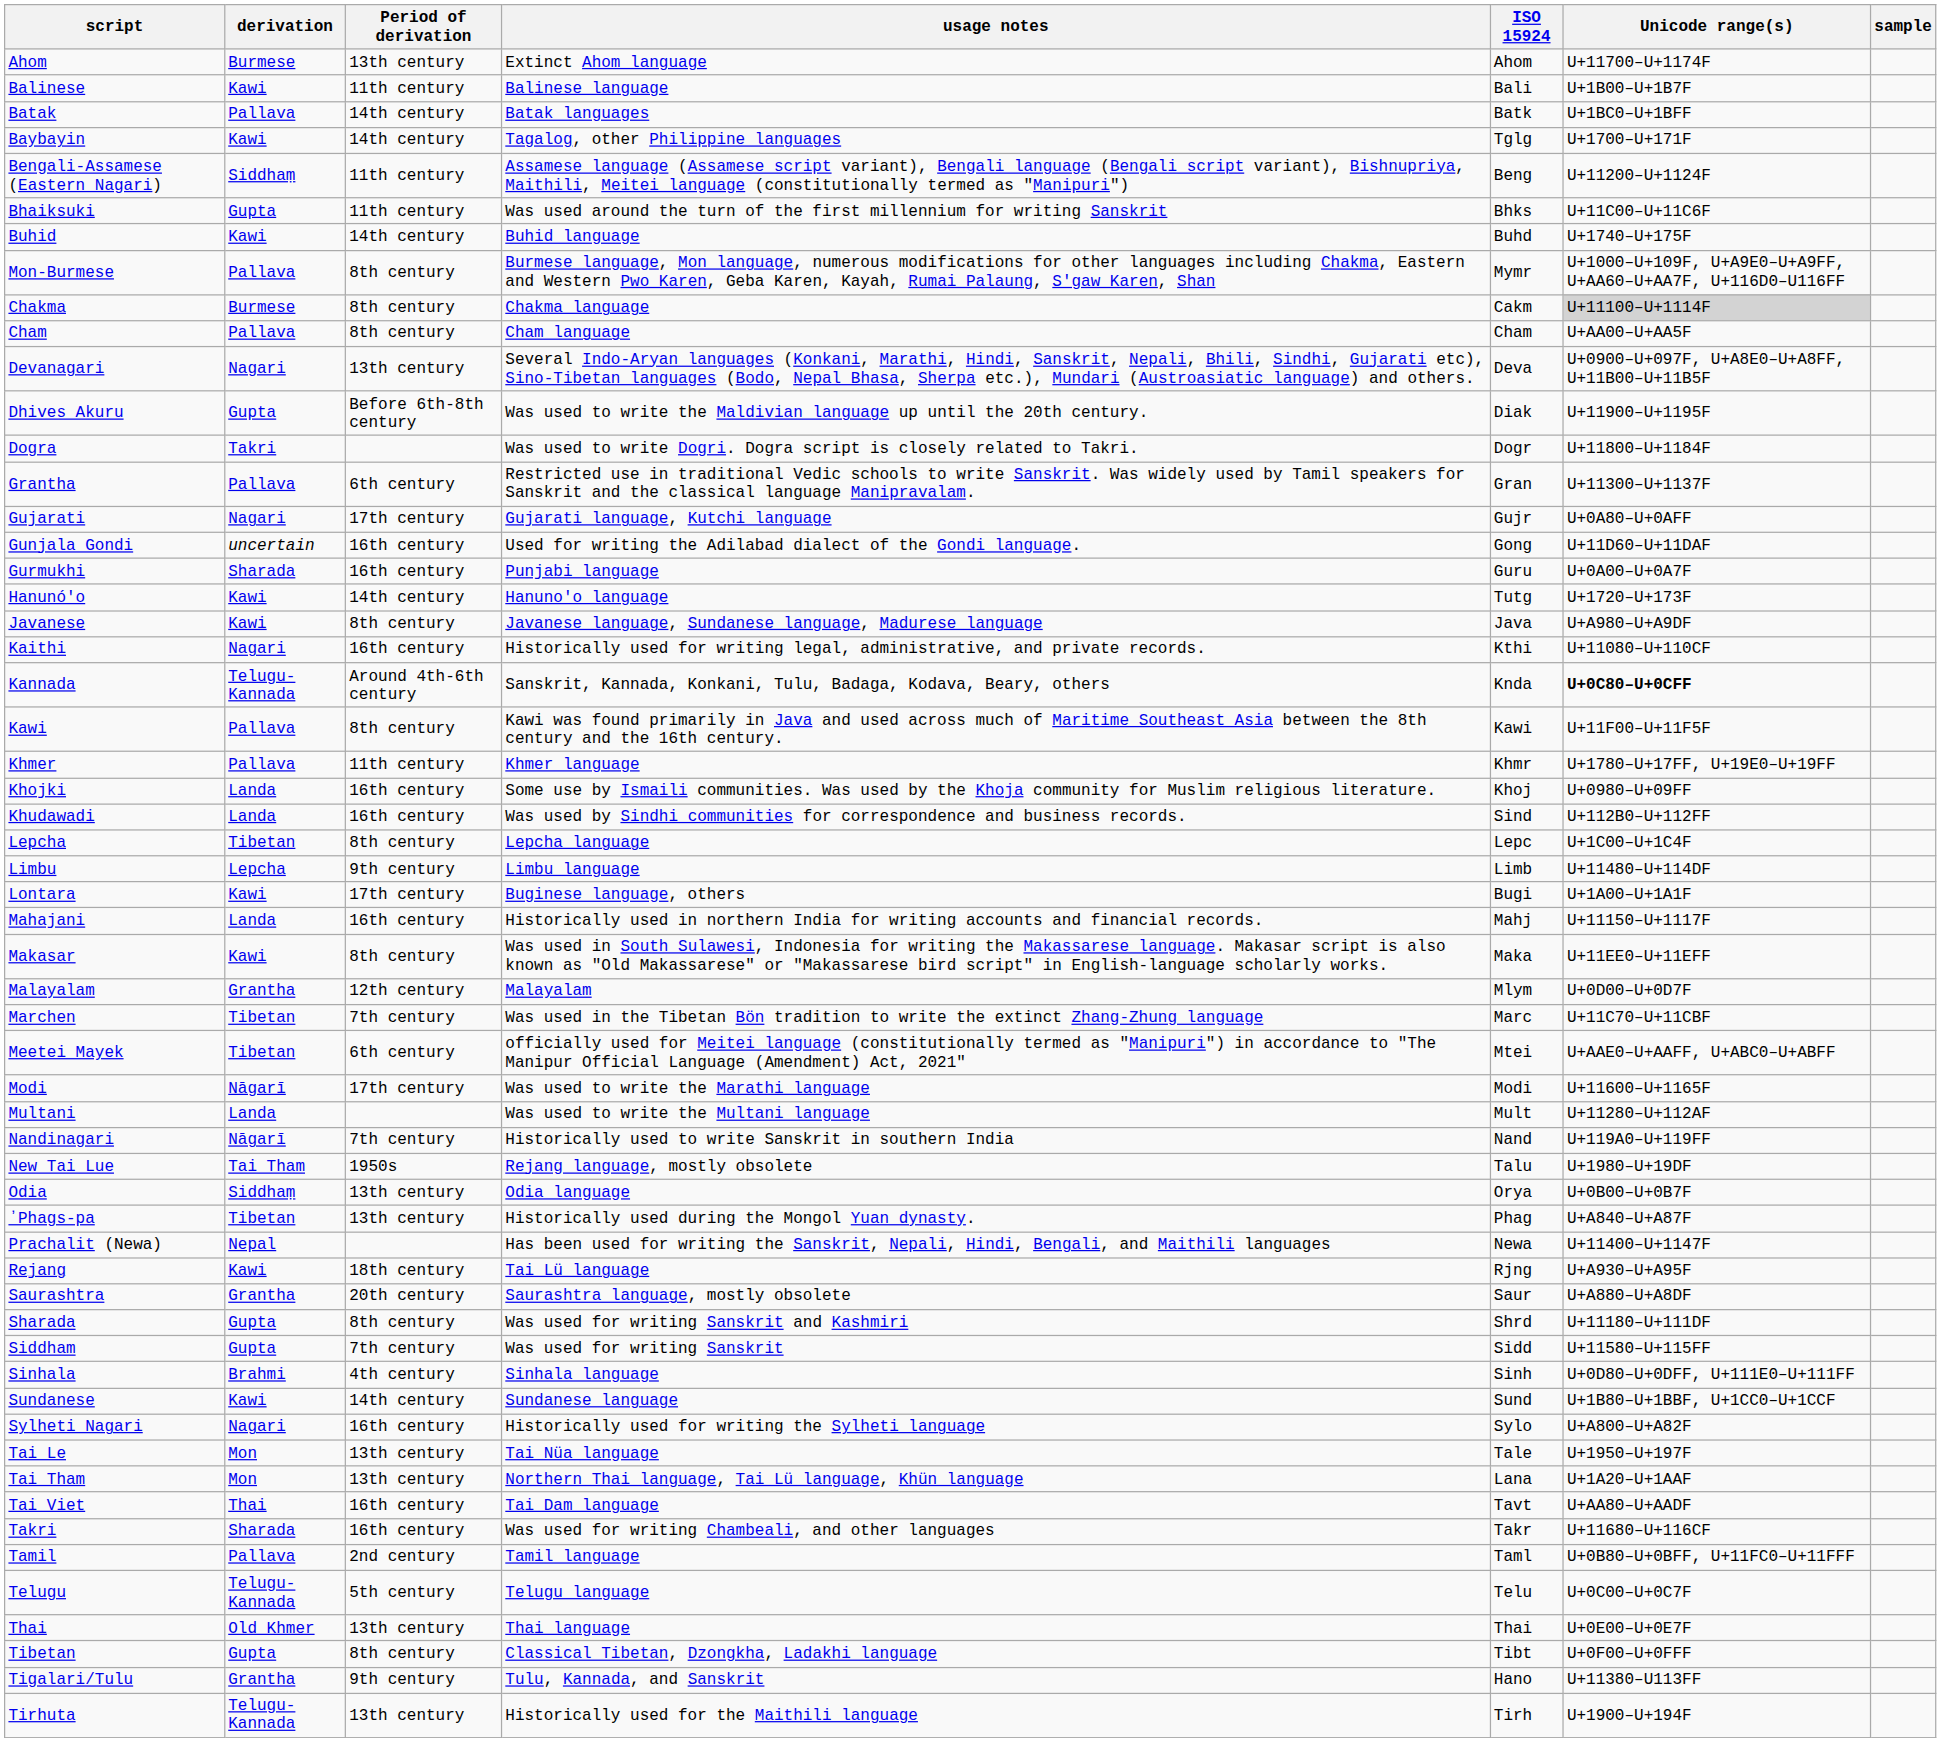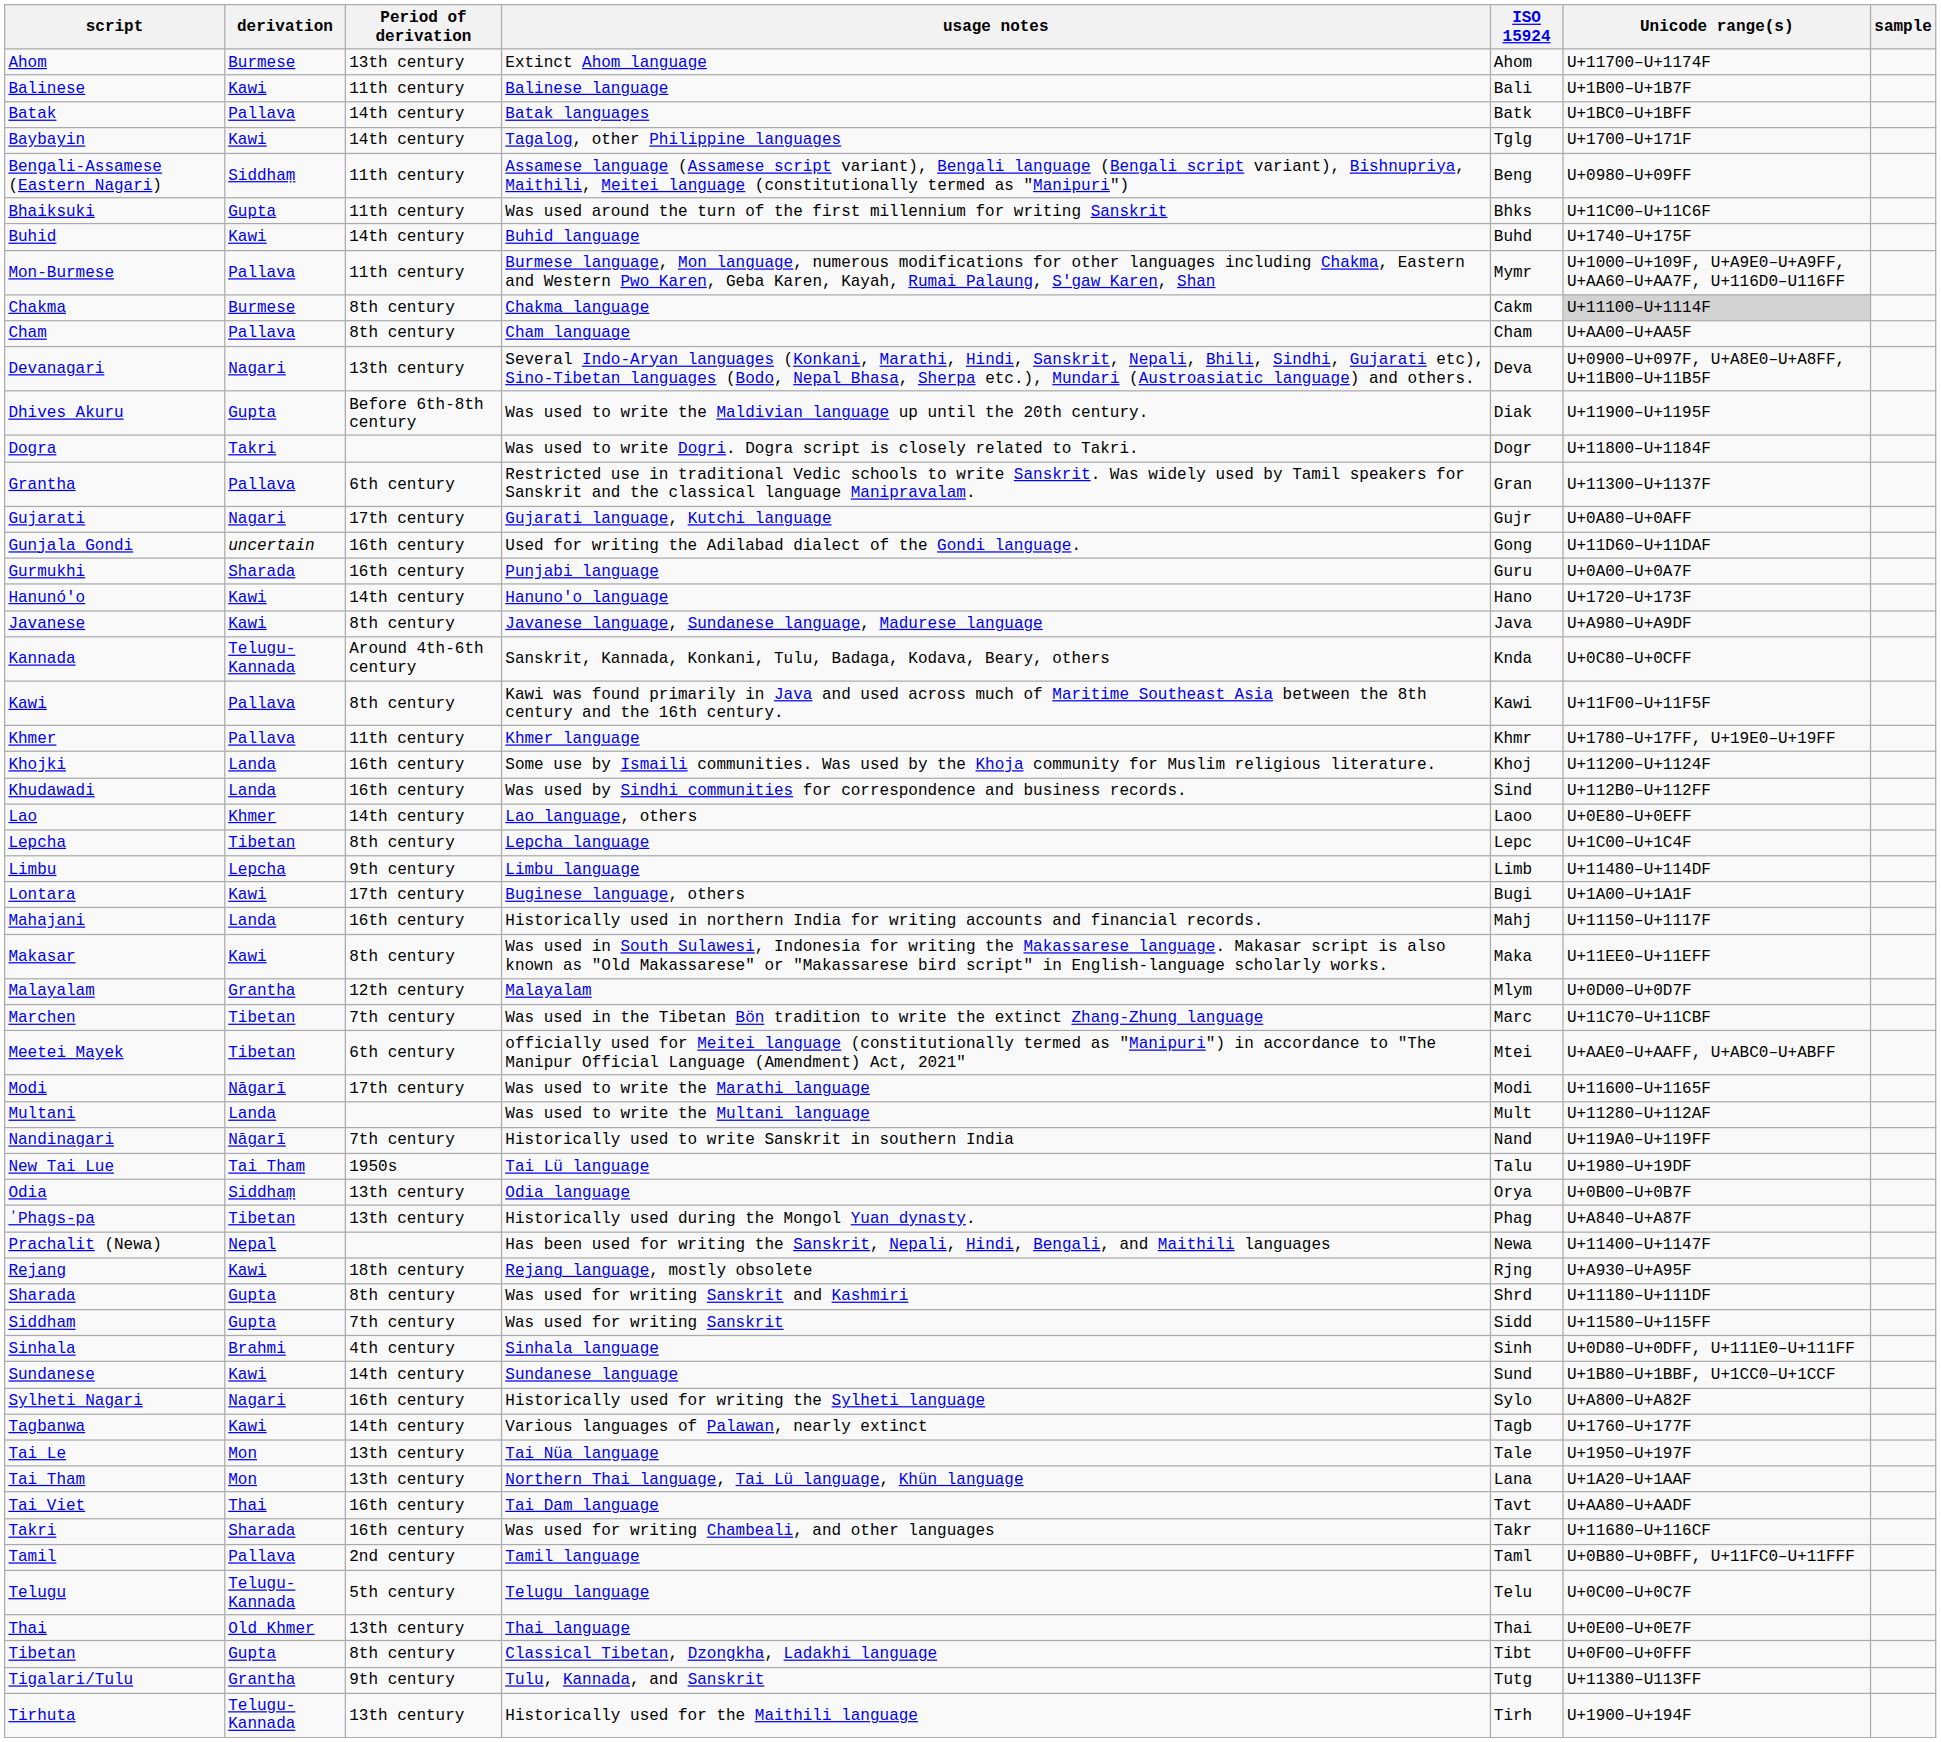(1639, 176) U+11200–U+1124F -> (1629, 176) U+0980–U+09FF
(402, 272) 8th century -> (407, 272) 11th century
(1513, 597) Tutg -> (1513, 597) Hano
- row: (37, 650)
(1629, 685) bold -> (1629, 659) normal
(1629, 791) U+0980–U+09FF -> (1639, 765) U+11200–U+1124F
+ row: (23, 817)
(659, 1166) Rejang language, mostly obsolete -> (577, 1166) Tai Lü language
(577, 1271) Tai Lü language -> (659, 1271) Rejang language, mostly obsolete
- row: (56, 1297)
+ row: (47, 1427)
(1513, 1680) Hano -> (1513, 1680) Tutg
